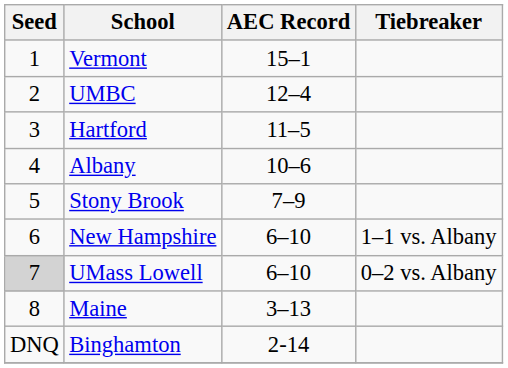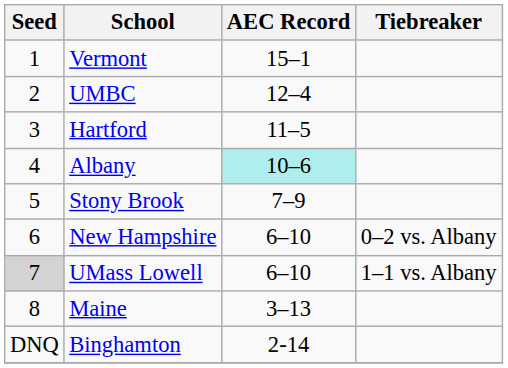(289, 165) no background -> (289, 165) paleturquoise background
(429, 237) 1–1 vs. Albany -> (429, 237) 0–2 vs. Albany
(429, 272) 0–2 vs. Albany -> (429, 272) 1–1 vs. Albany
